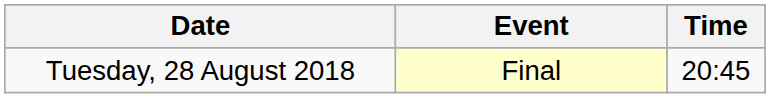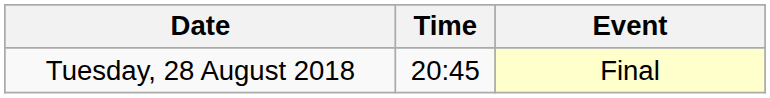columns swapped: (716, 26) <-> (531, 26)
